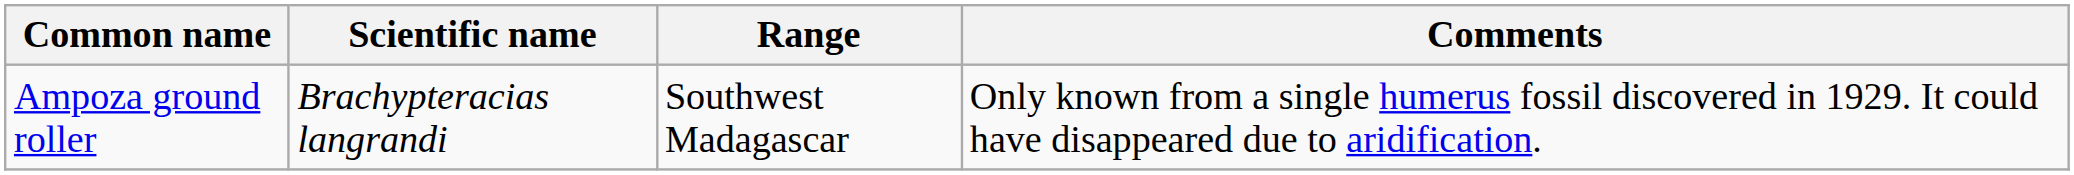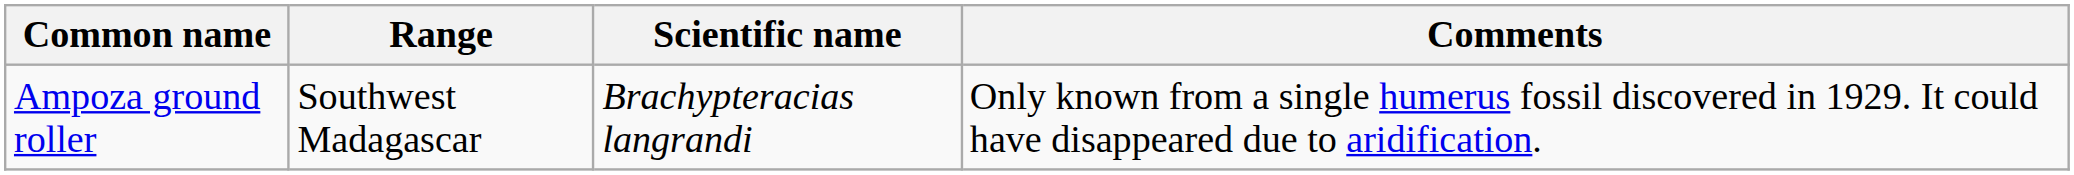columns swapped: (472, 34) <-> (809, 34)
